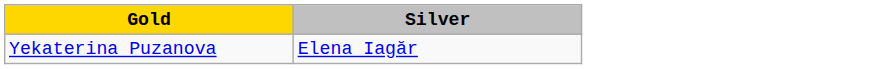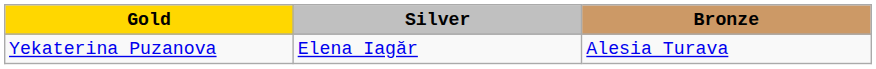+ column: (726, 20)
